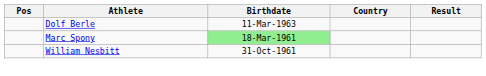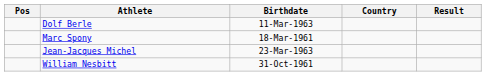(269, 38) lightgreen background -> (286, 38) no background
+ row: (89, 51)
